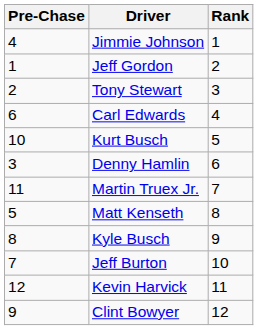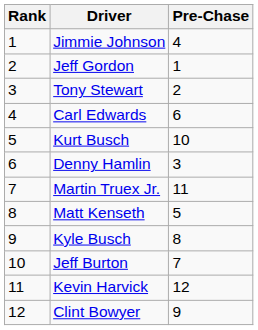columns swapped: (230, 16) <-> (46, 16)
